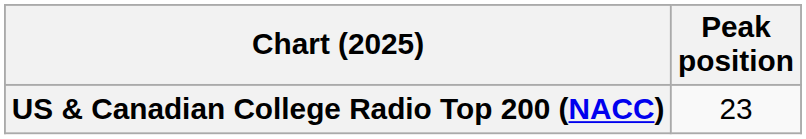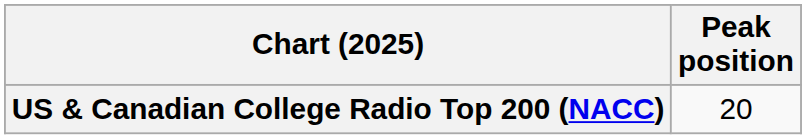(736, 108) 23 -> (736, 108) 20
